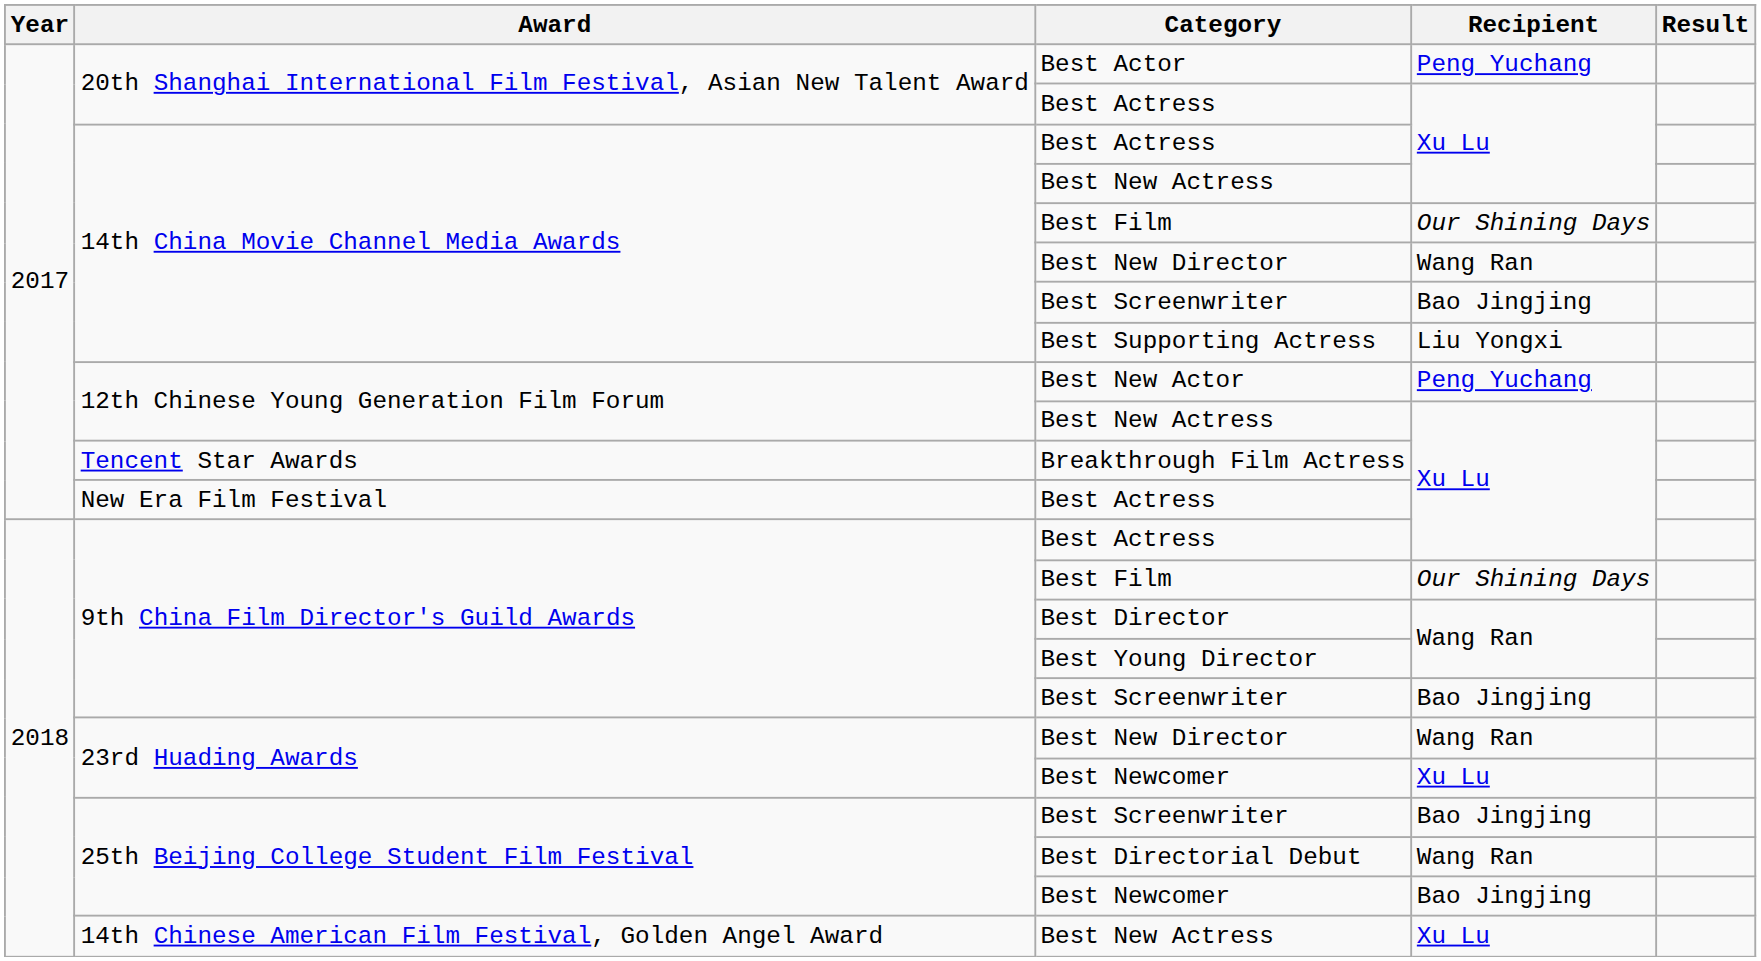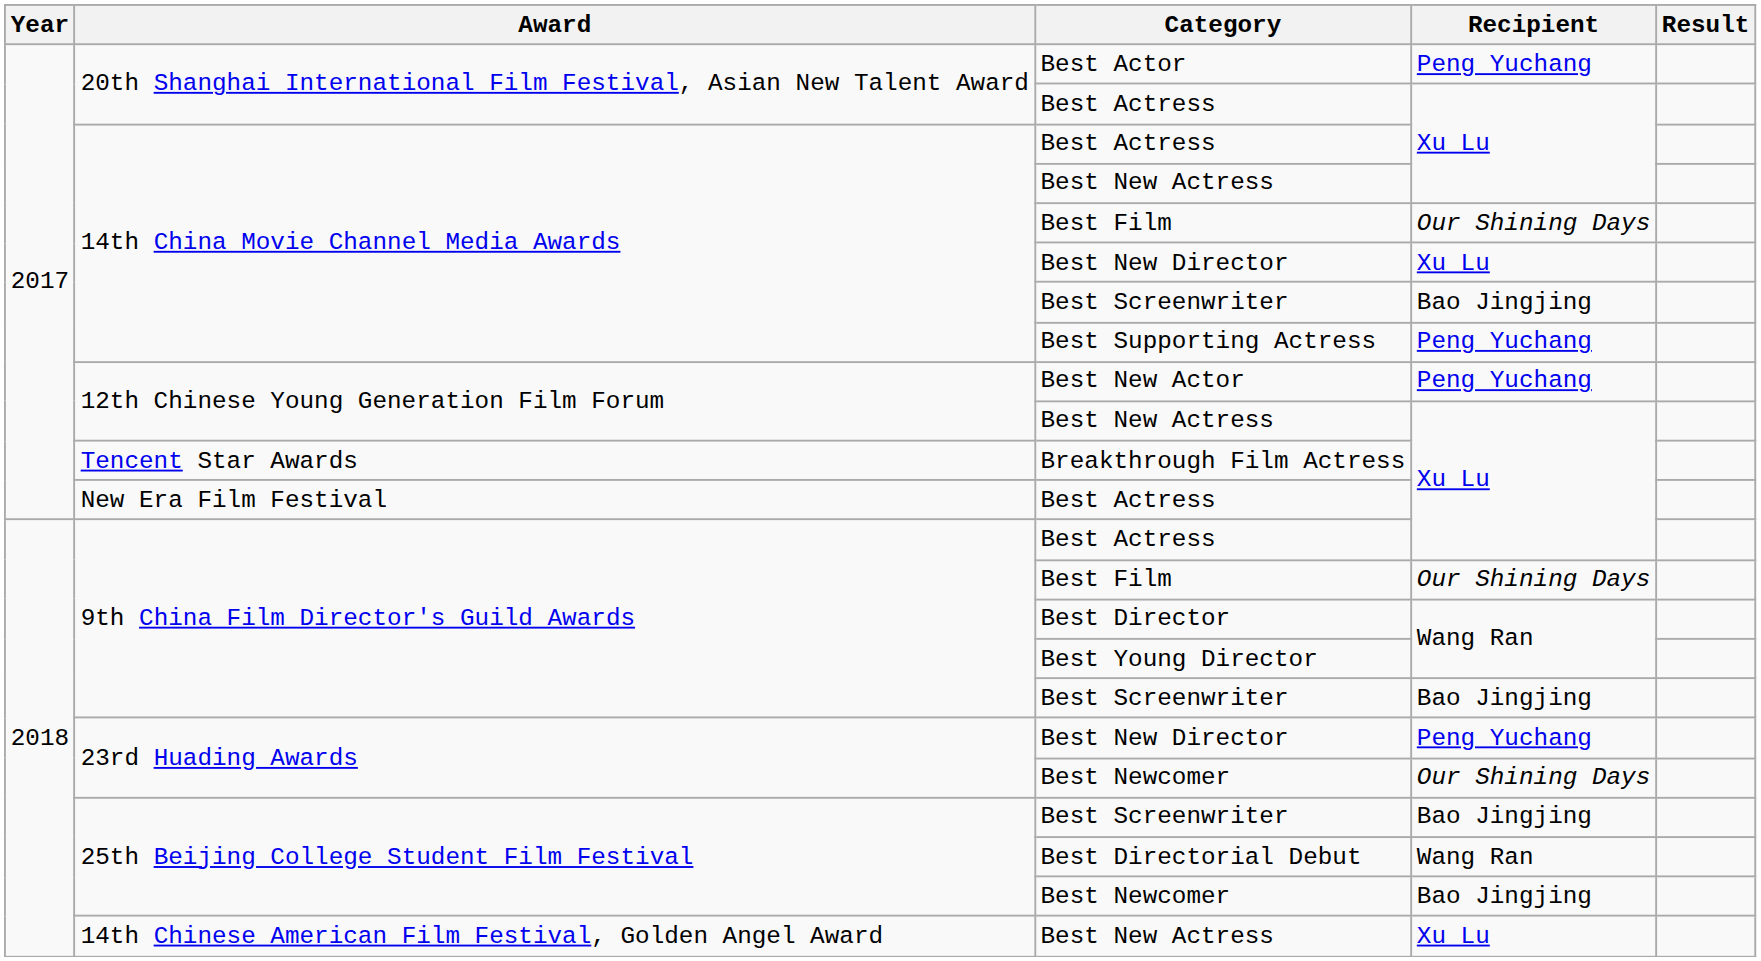(1475, 262) Wang Ran -> (1453, 262) Xu Lu
(1490, 342) Liu Yongxi -> (1504, 342) Peng Yuchang
(1475, 738) Wang Ran -> (1504, 738) Peng Yuchang
(1453, 778) Xu Lu -> (1534, 778) Our Shining Days
